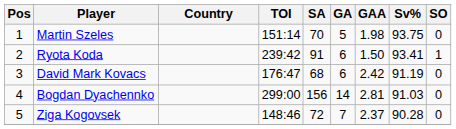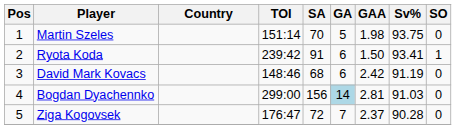(281, 74) 176:47 -> (281, 74) 148:46
(343, 94) no background -> (343, 94) lightblue background
(281, 114) 148:46 -> (281, 114) 176:47
